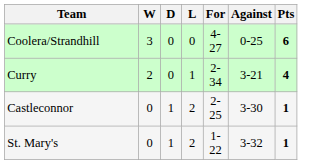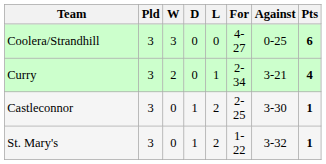+ column: (151, 14)
